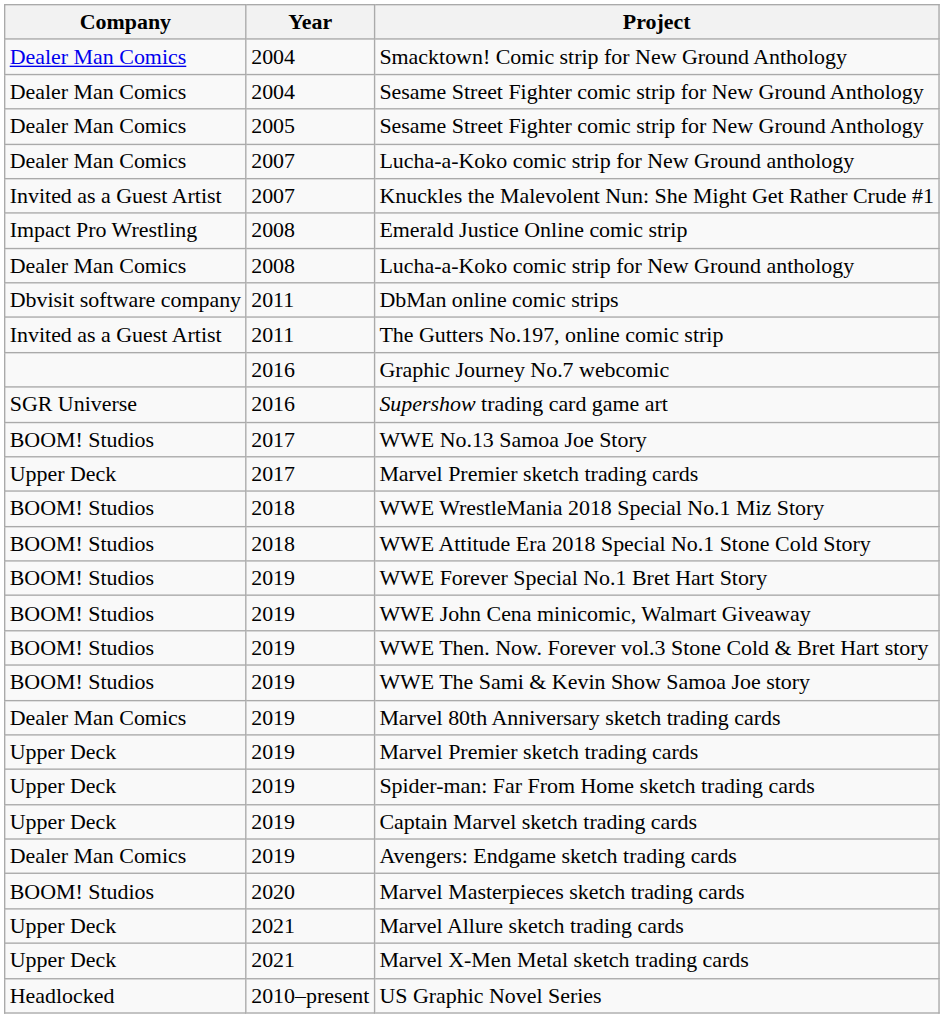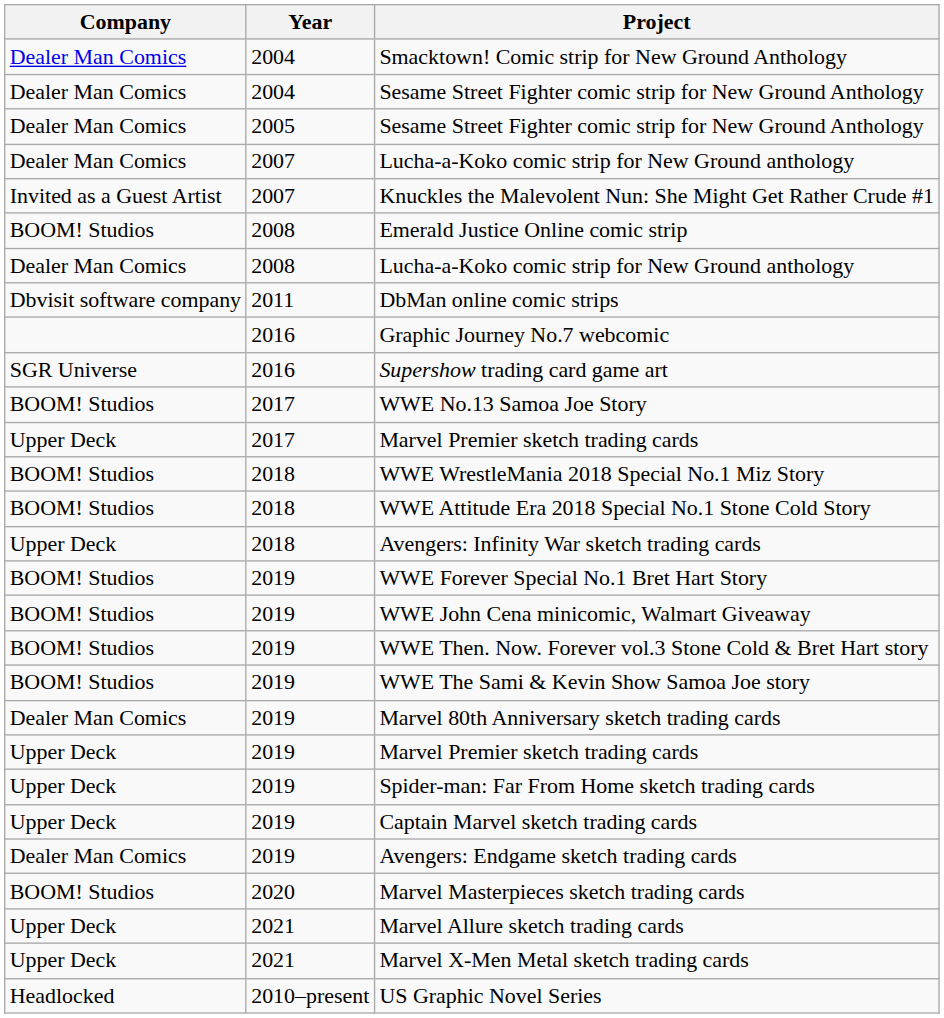(103, 230) Impact Pro Wrestling -> (82, 230) BOOM! Studios
- row: (273, 334)
+ row: (273, 543)
